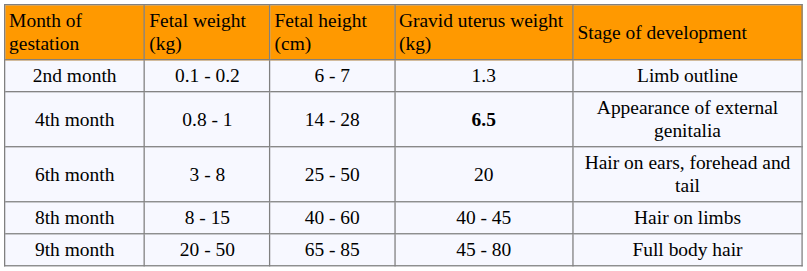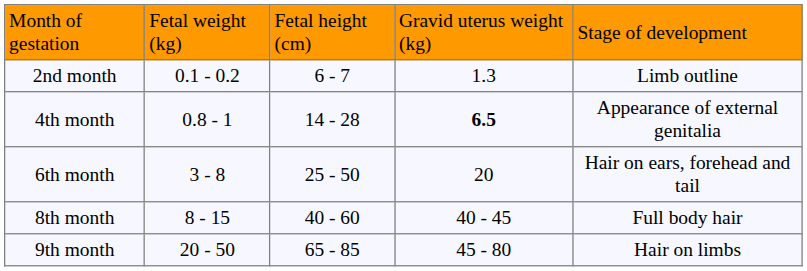(688, 217) Hair on limbs -> (688, 217) Full body hair
(688, 249) Full body hair -> (688, 249) Hair on limbs
